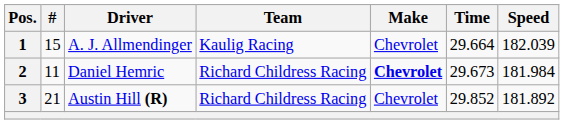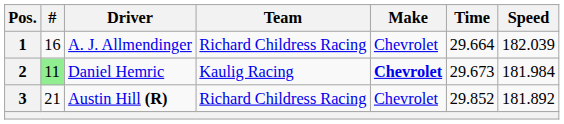(52, 44) 15 -> (52, 44) 16
(247, 44) Kaulig Racing -> (283, 44) Richard Childress Racing
(52, 71) no background -> (52, 71) lightgreen background
(283, 71) Richard Childress Racing -> (247, 71) Kaulig Racing
